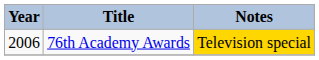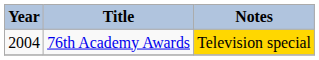(24, 42) 2006 -> (24, 42) 2004
